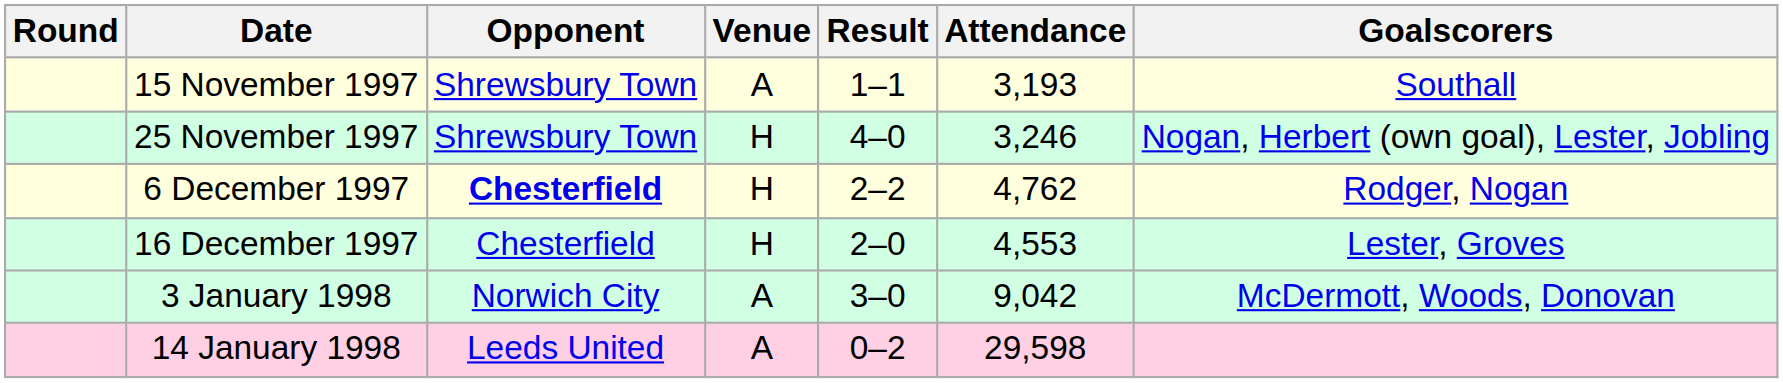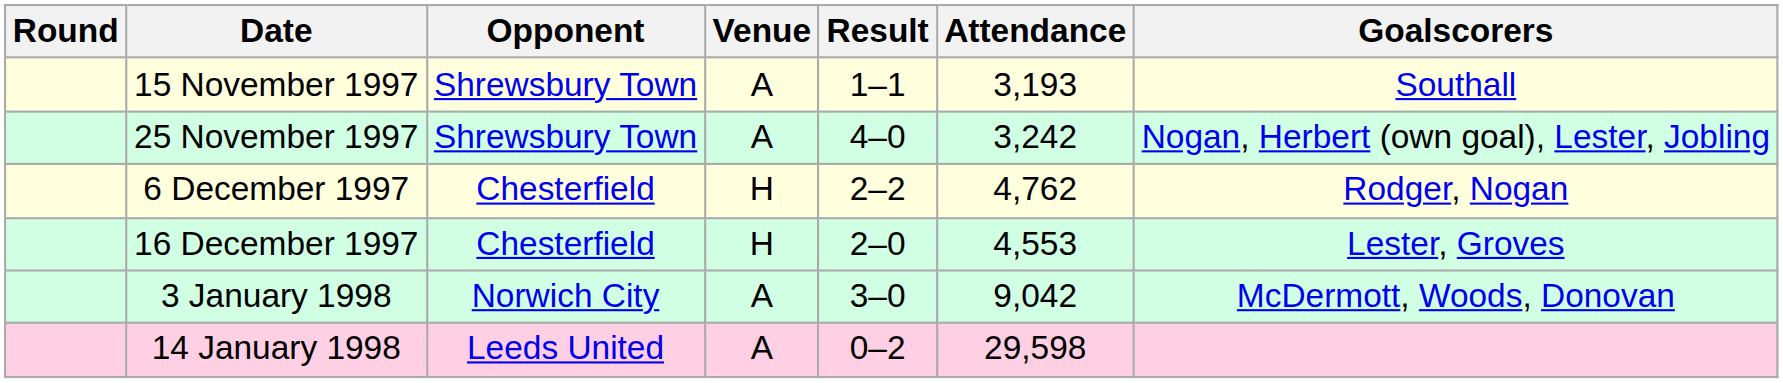(762, 137) H -> (762, 137) A
(1035, 137) 3,246 -> (1035, 137) 3,242
(566, 190) bold -> (566, 190) normal
